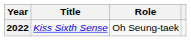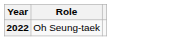- column: (70, 12)
